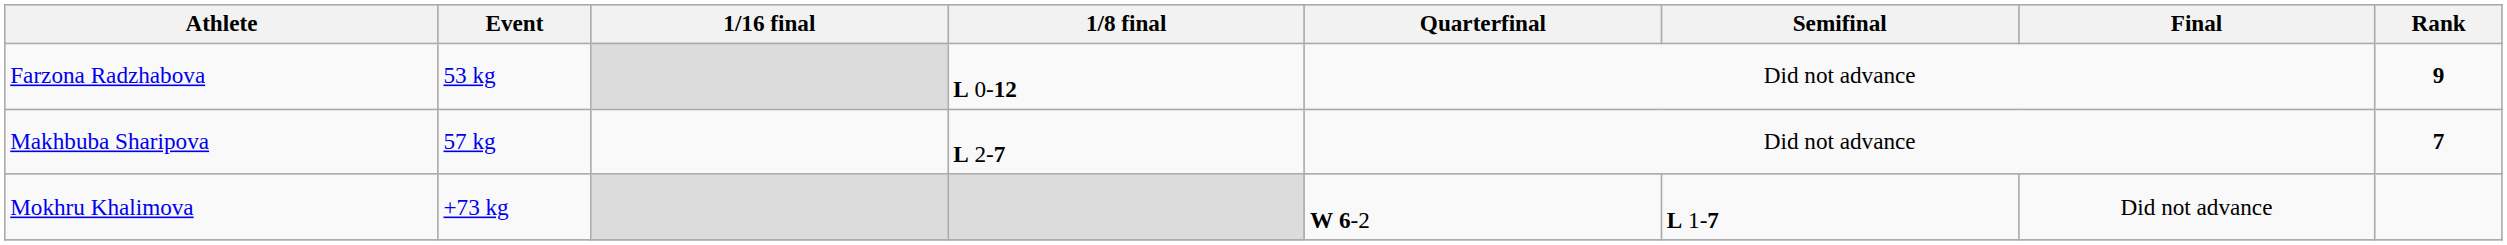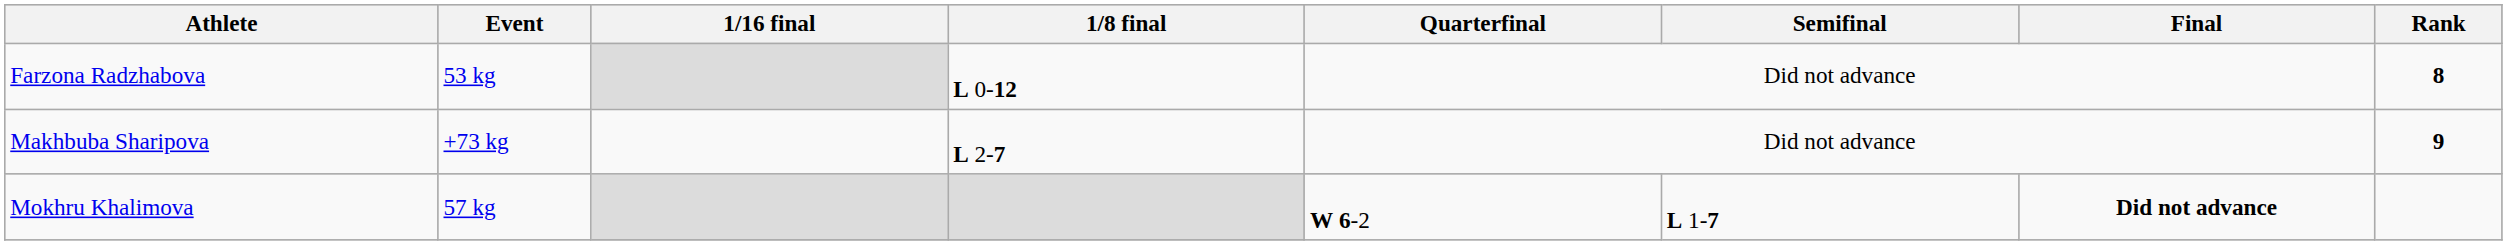(2439, 75) 9 -> (2439, 75) 8
(470, 141) 57 kg -> (476, 141) +73 kg
(2439, 141) 7 -> (2439, 141) 9
(476, 207) +73 kg -> (470, 207) 57 kg
(2197, 207) normal -> (2197, 207) bold
